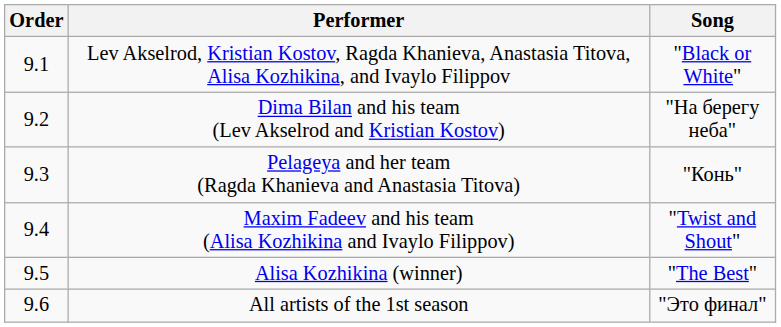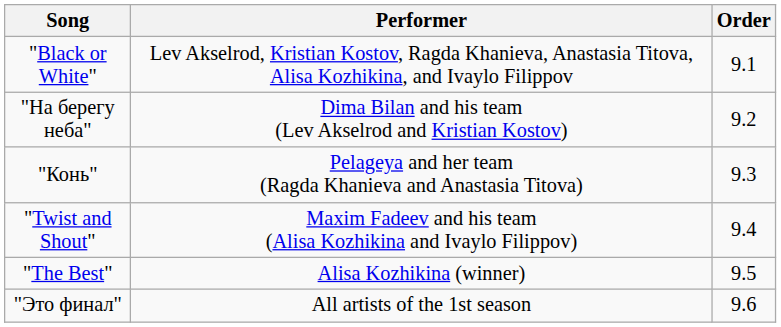columns swapped: (36, 20) <-> (712, 20)
